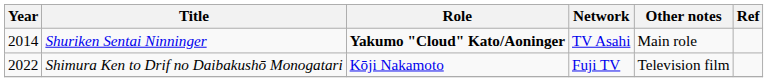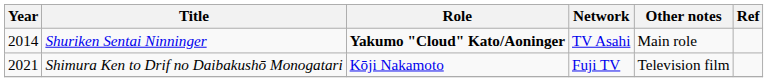(23, 64) 2022 -> (23, 64) 2021
